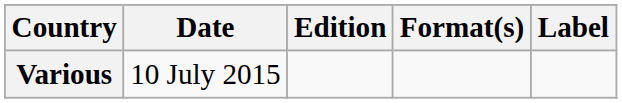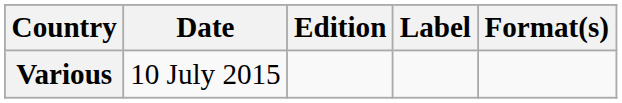columns swapped: (462, 27) <-> (573, 27)
